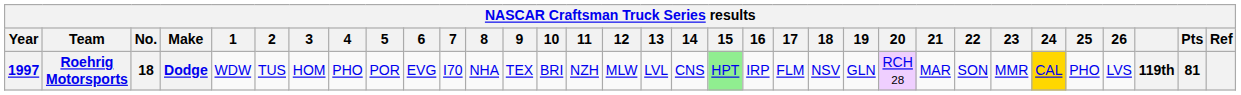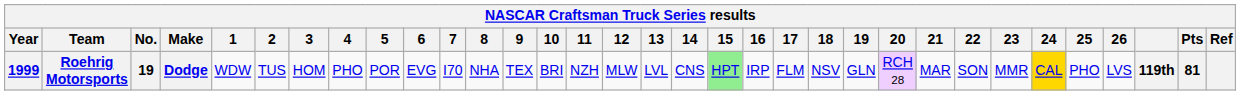(24, 71) 1997 -> (24, 71) 1999
(146, 71) 18 -> (146, 71) 19
